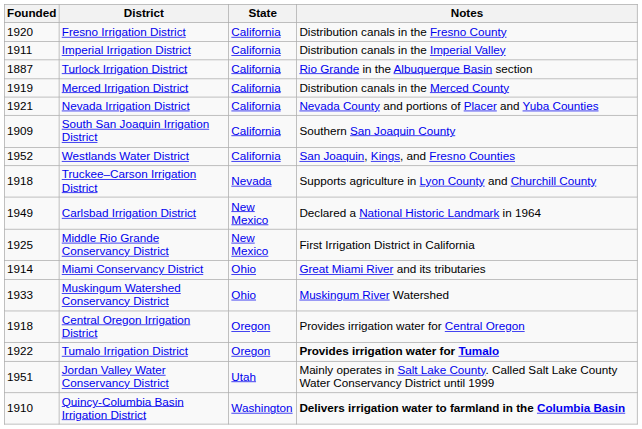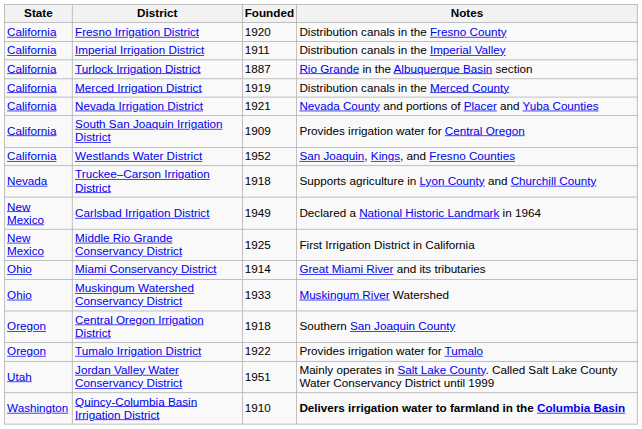columns swapped: (263, 13) <-> (32, 13)
(377, 131) Southern San Joaquin County -> (412, 131) Provides irrigation water for Central Oregon
(412, 326) Provides irrigation water for Central Oregon -> (377, 326) Southern San Joaquin County
(399, 351) bold -> (391, 351) normal
